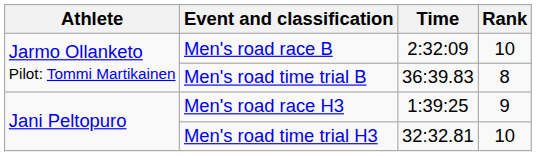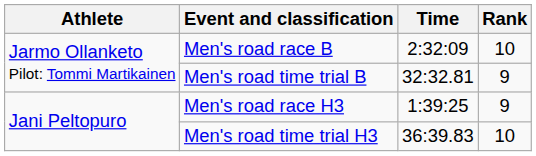(438, 77) 36:39.83 -> (438, 77) 32:32.81
(505, 77) 8 -> (505, 77) 9
(438, 135) 32:32.81 -> (438, 135) 36:39.83
